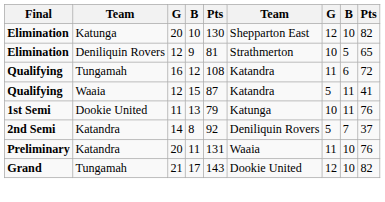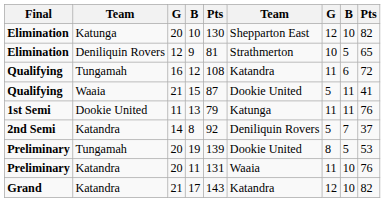(177, 91) 12 -> (177, 91) 21
(252, 91) Katandra -> (266, 91) Dookie United
(331, 110) 10 -> (331, 110) 11
+ row: (194, 149)
(101, 168) Tungamah -> (98, 187) Katandra
(266, 168) Dookie United -> (252, 187) Katandra
